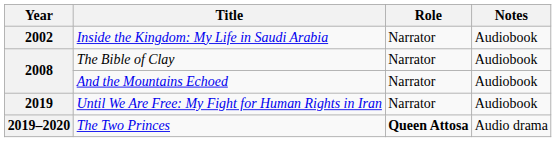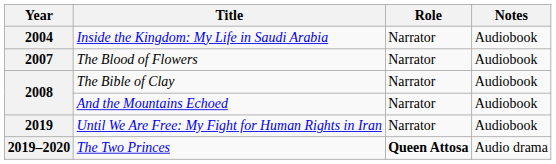(39, 37) 2002 -> (39, 37) 2004
+ row: (137, 59)
